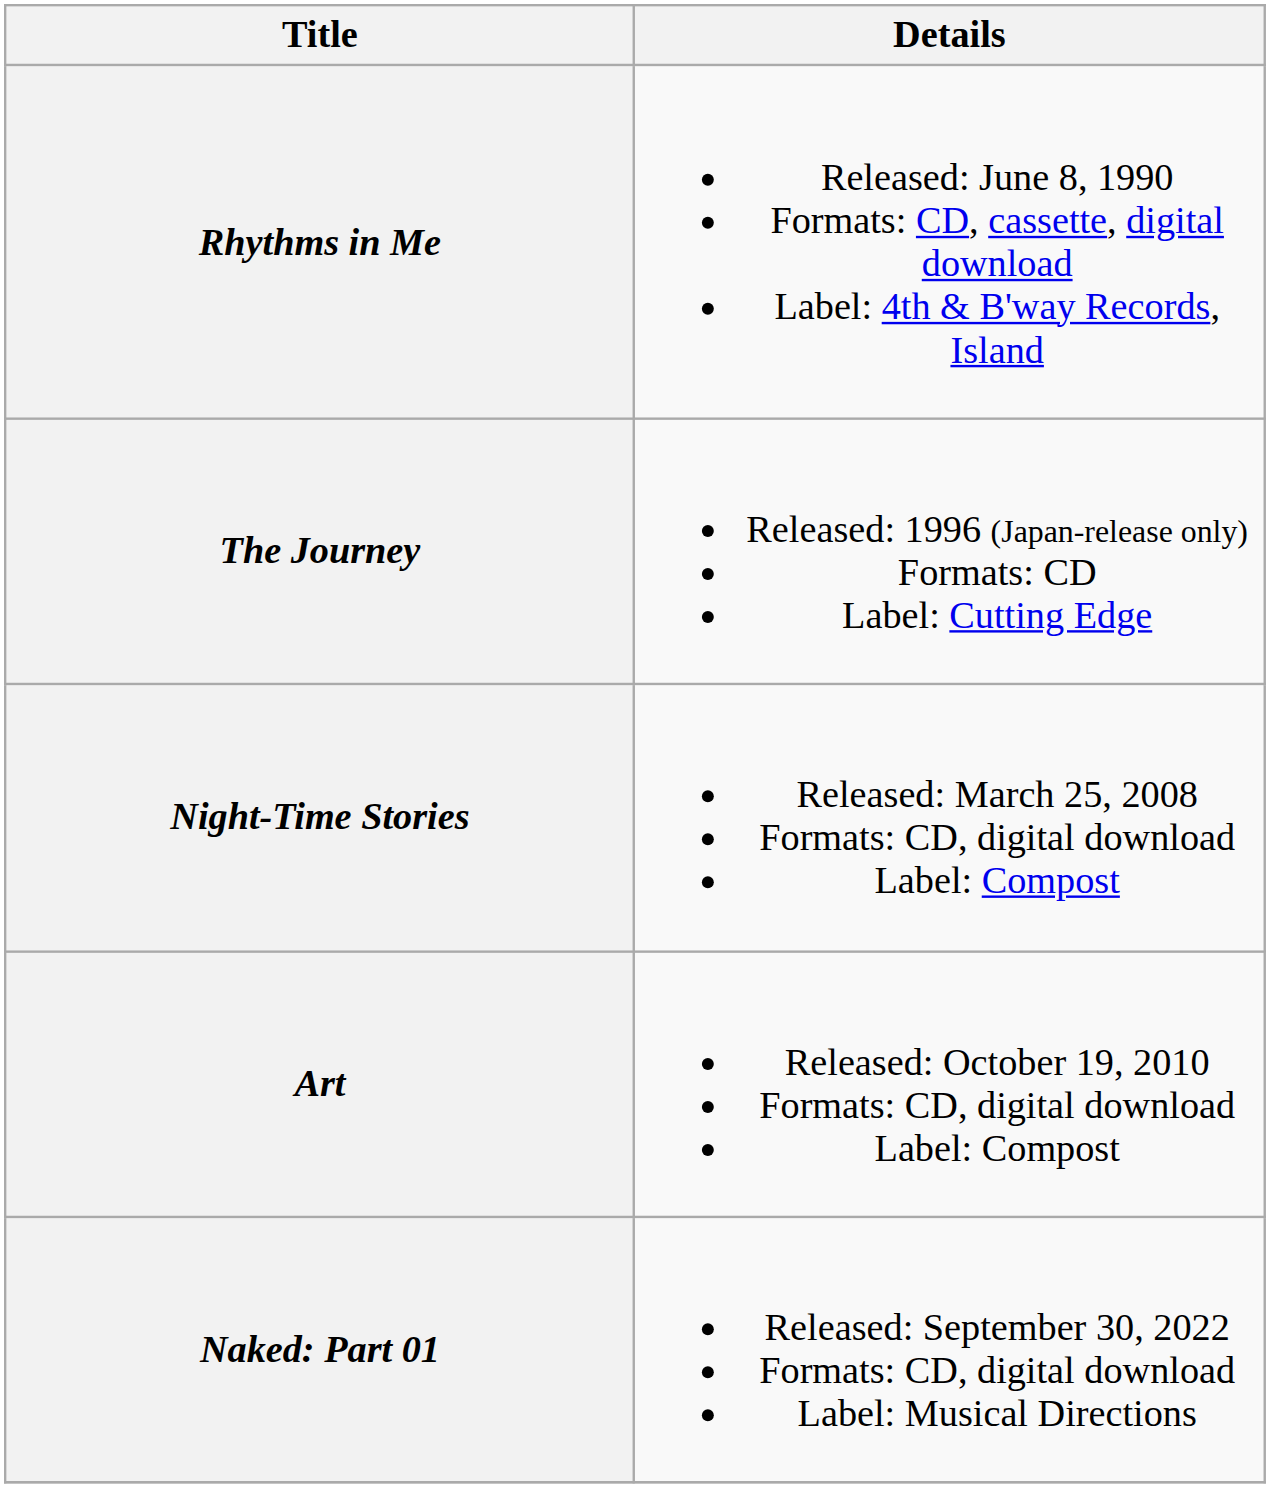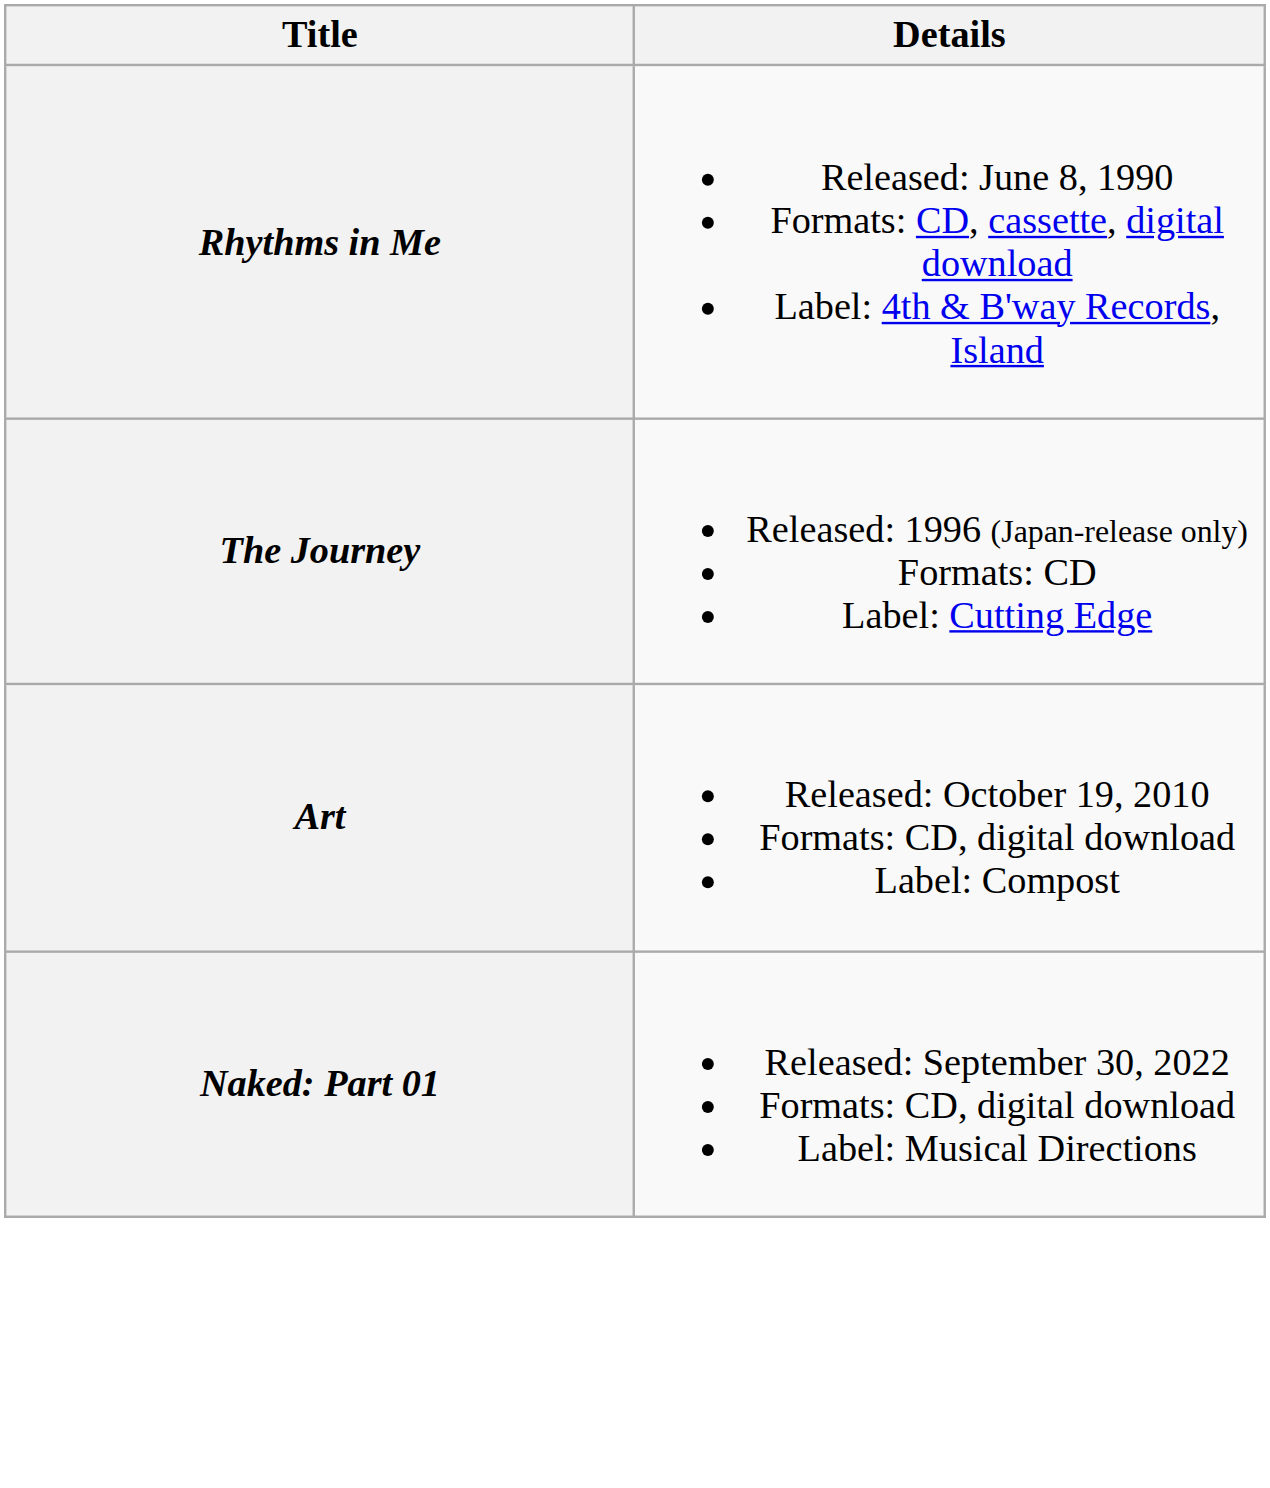- row: (320, 816)
